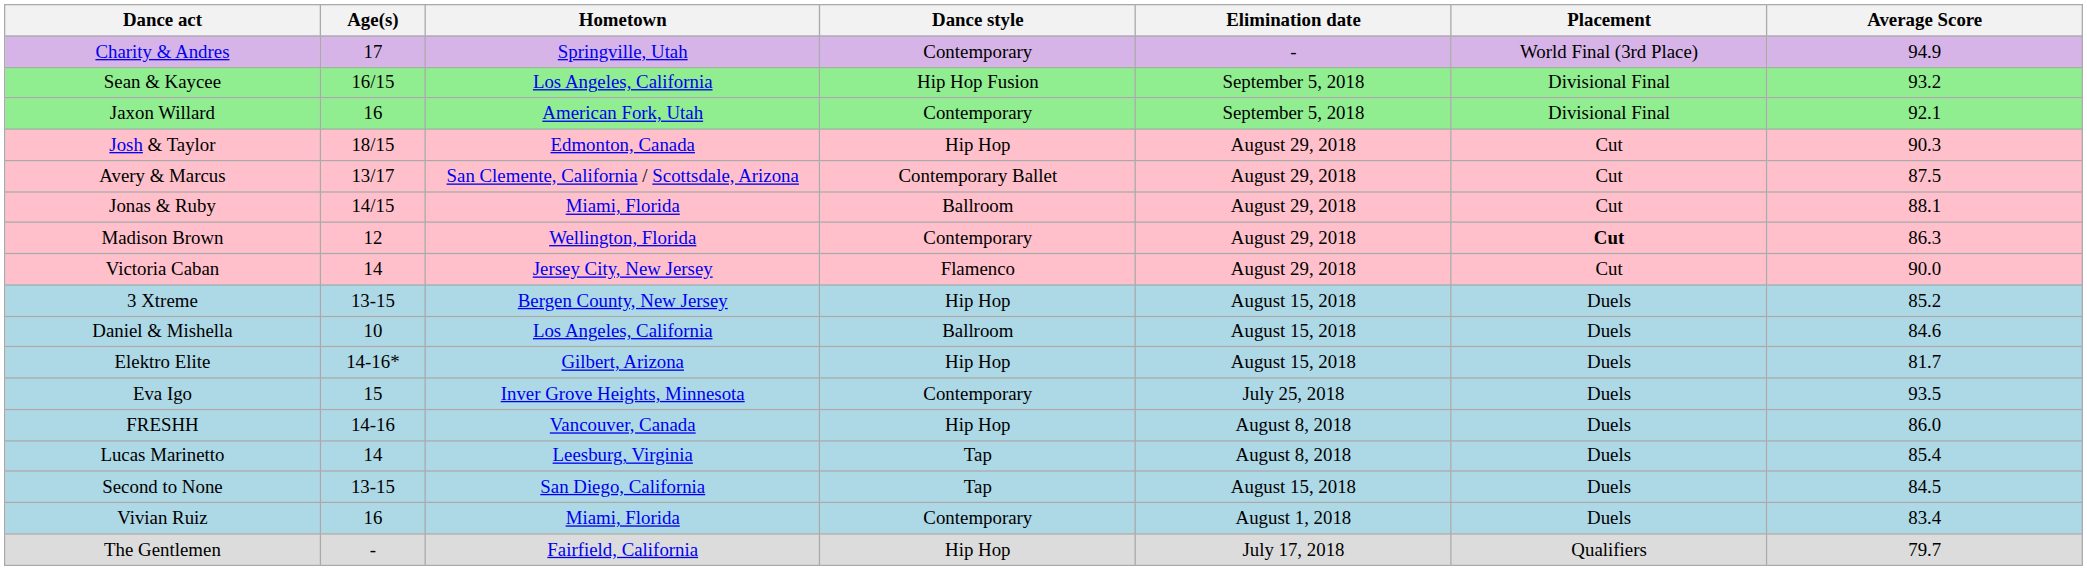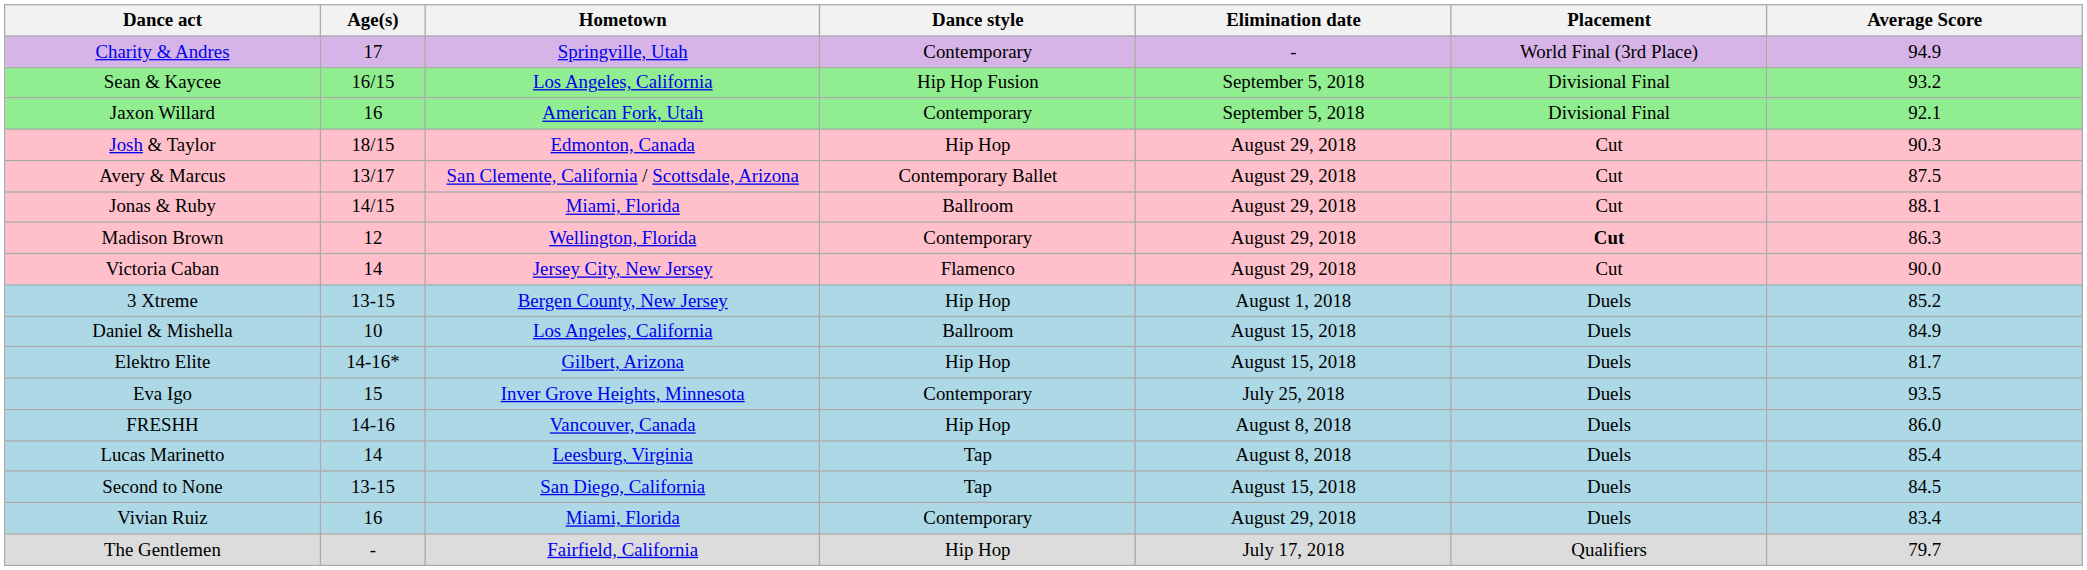(1293, 300) August 15, 2018 -> (1293, 300) August 1, 2018
(1925, 331) 84.6 -> (1925, 331) 84.9
(1293, 518) August 1, 2018 -> (1293, 518) August 29, 2018
